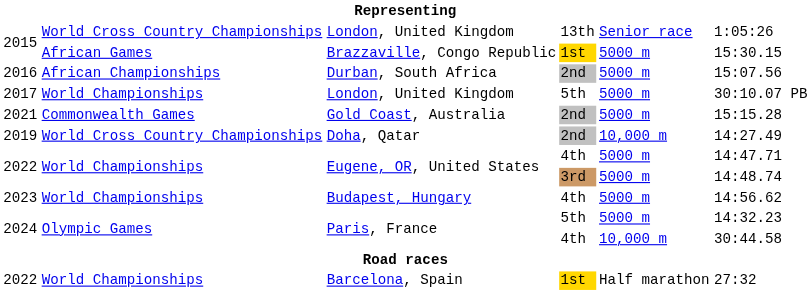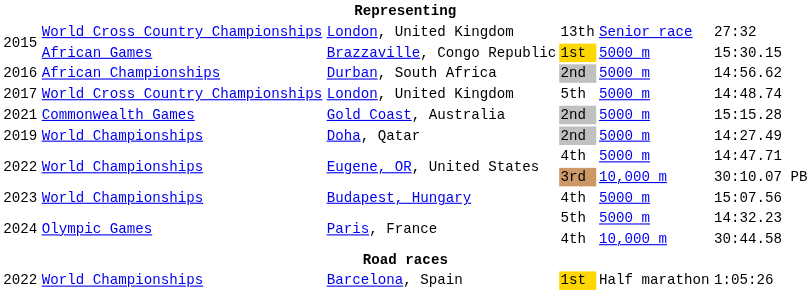(744, 32) 1:05:26 -> (735, 32) 27:32
(748, 74) 15:07.56 -> (748, 74) 14:56.62
(122, 94) World Championships -> (182, 94) World Cross Country Championships
(761, 94) 30:10.07 PB -> (748, 94) 14:48.74
(182, 136) World Cross Country Championships -> (122, 136) World Championships
(633, 136) 10,000 m -> (625, 136) 5000 m
(625, 177) 5000 m -> (633, 177) 10,000 m
(748, 177) 14:48.74 -> (761, 177) 30:10.07 PB
(748, 198) 14:56.62 -> (748, 198) 15:07.56
(735, 281) 27:32 -> (744, 281) 1:05:26
